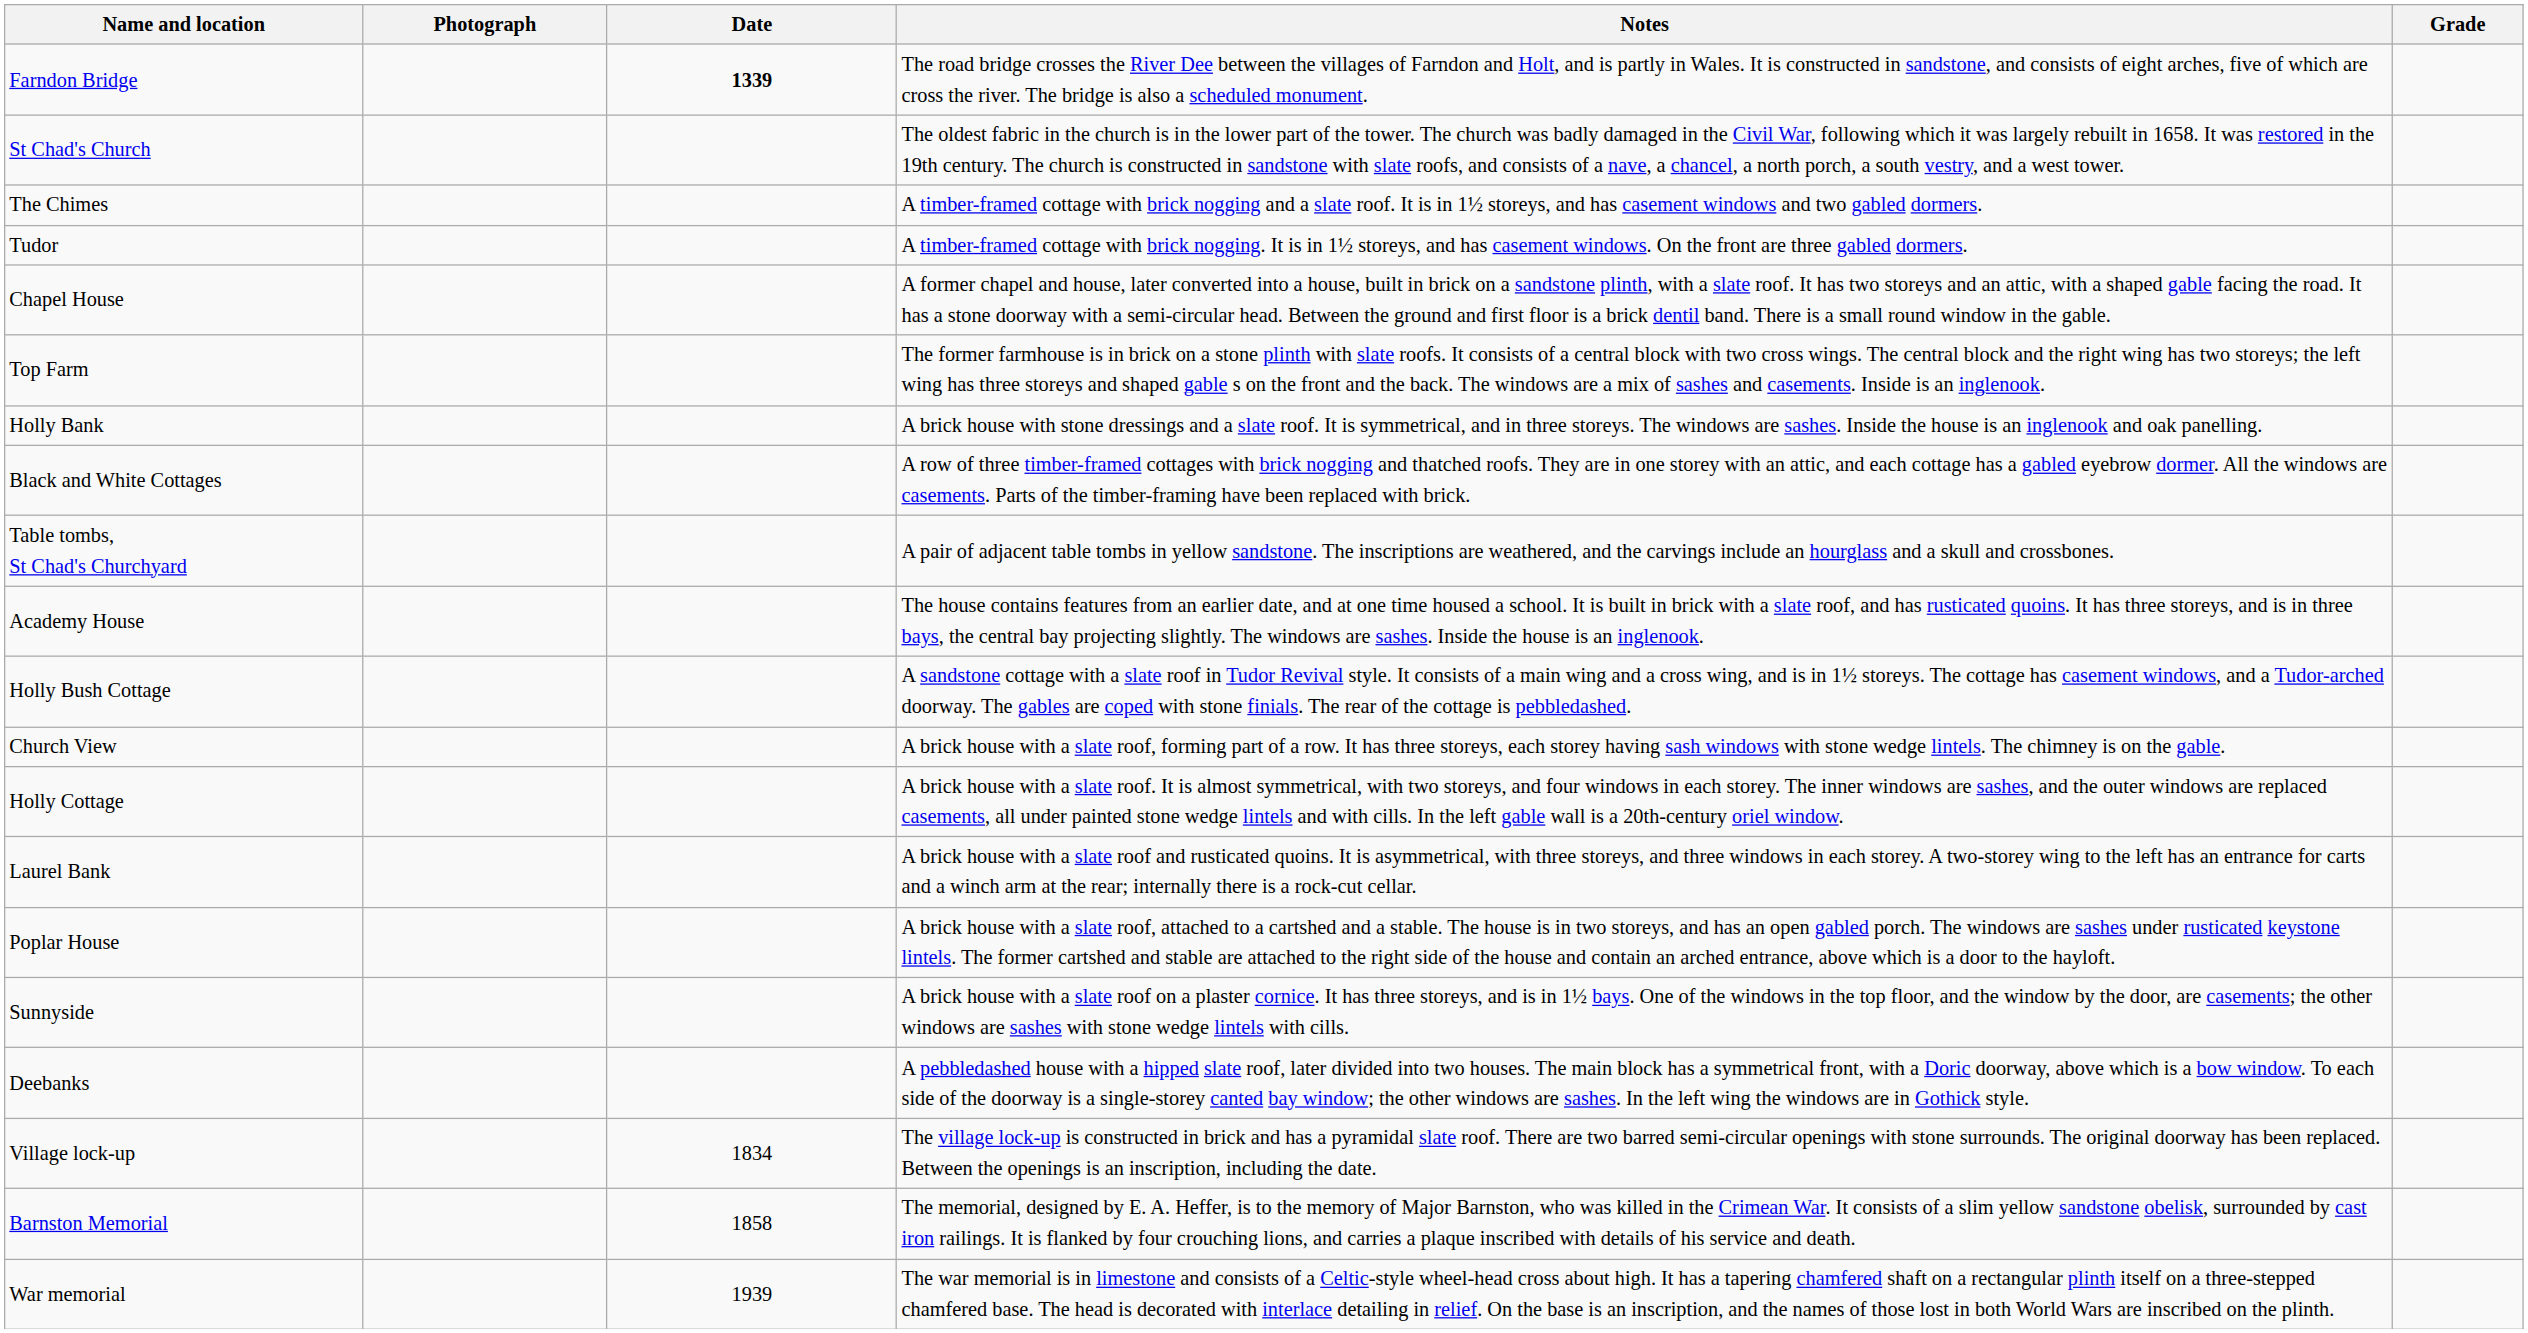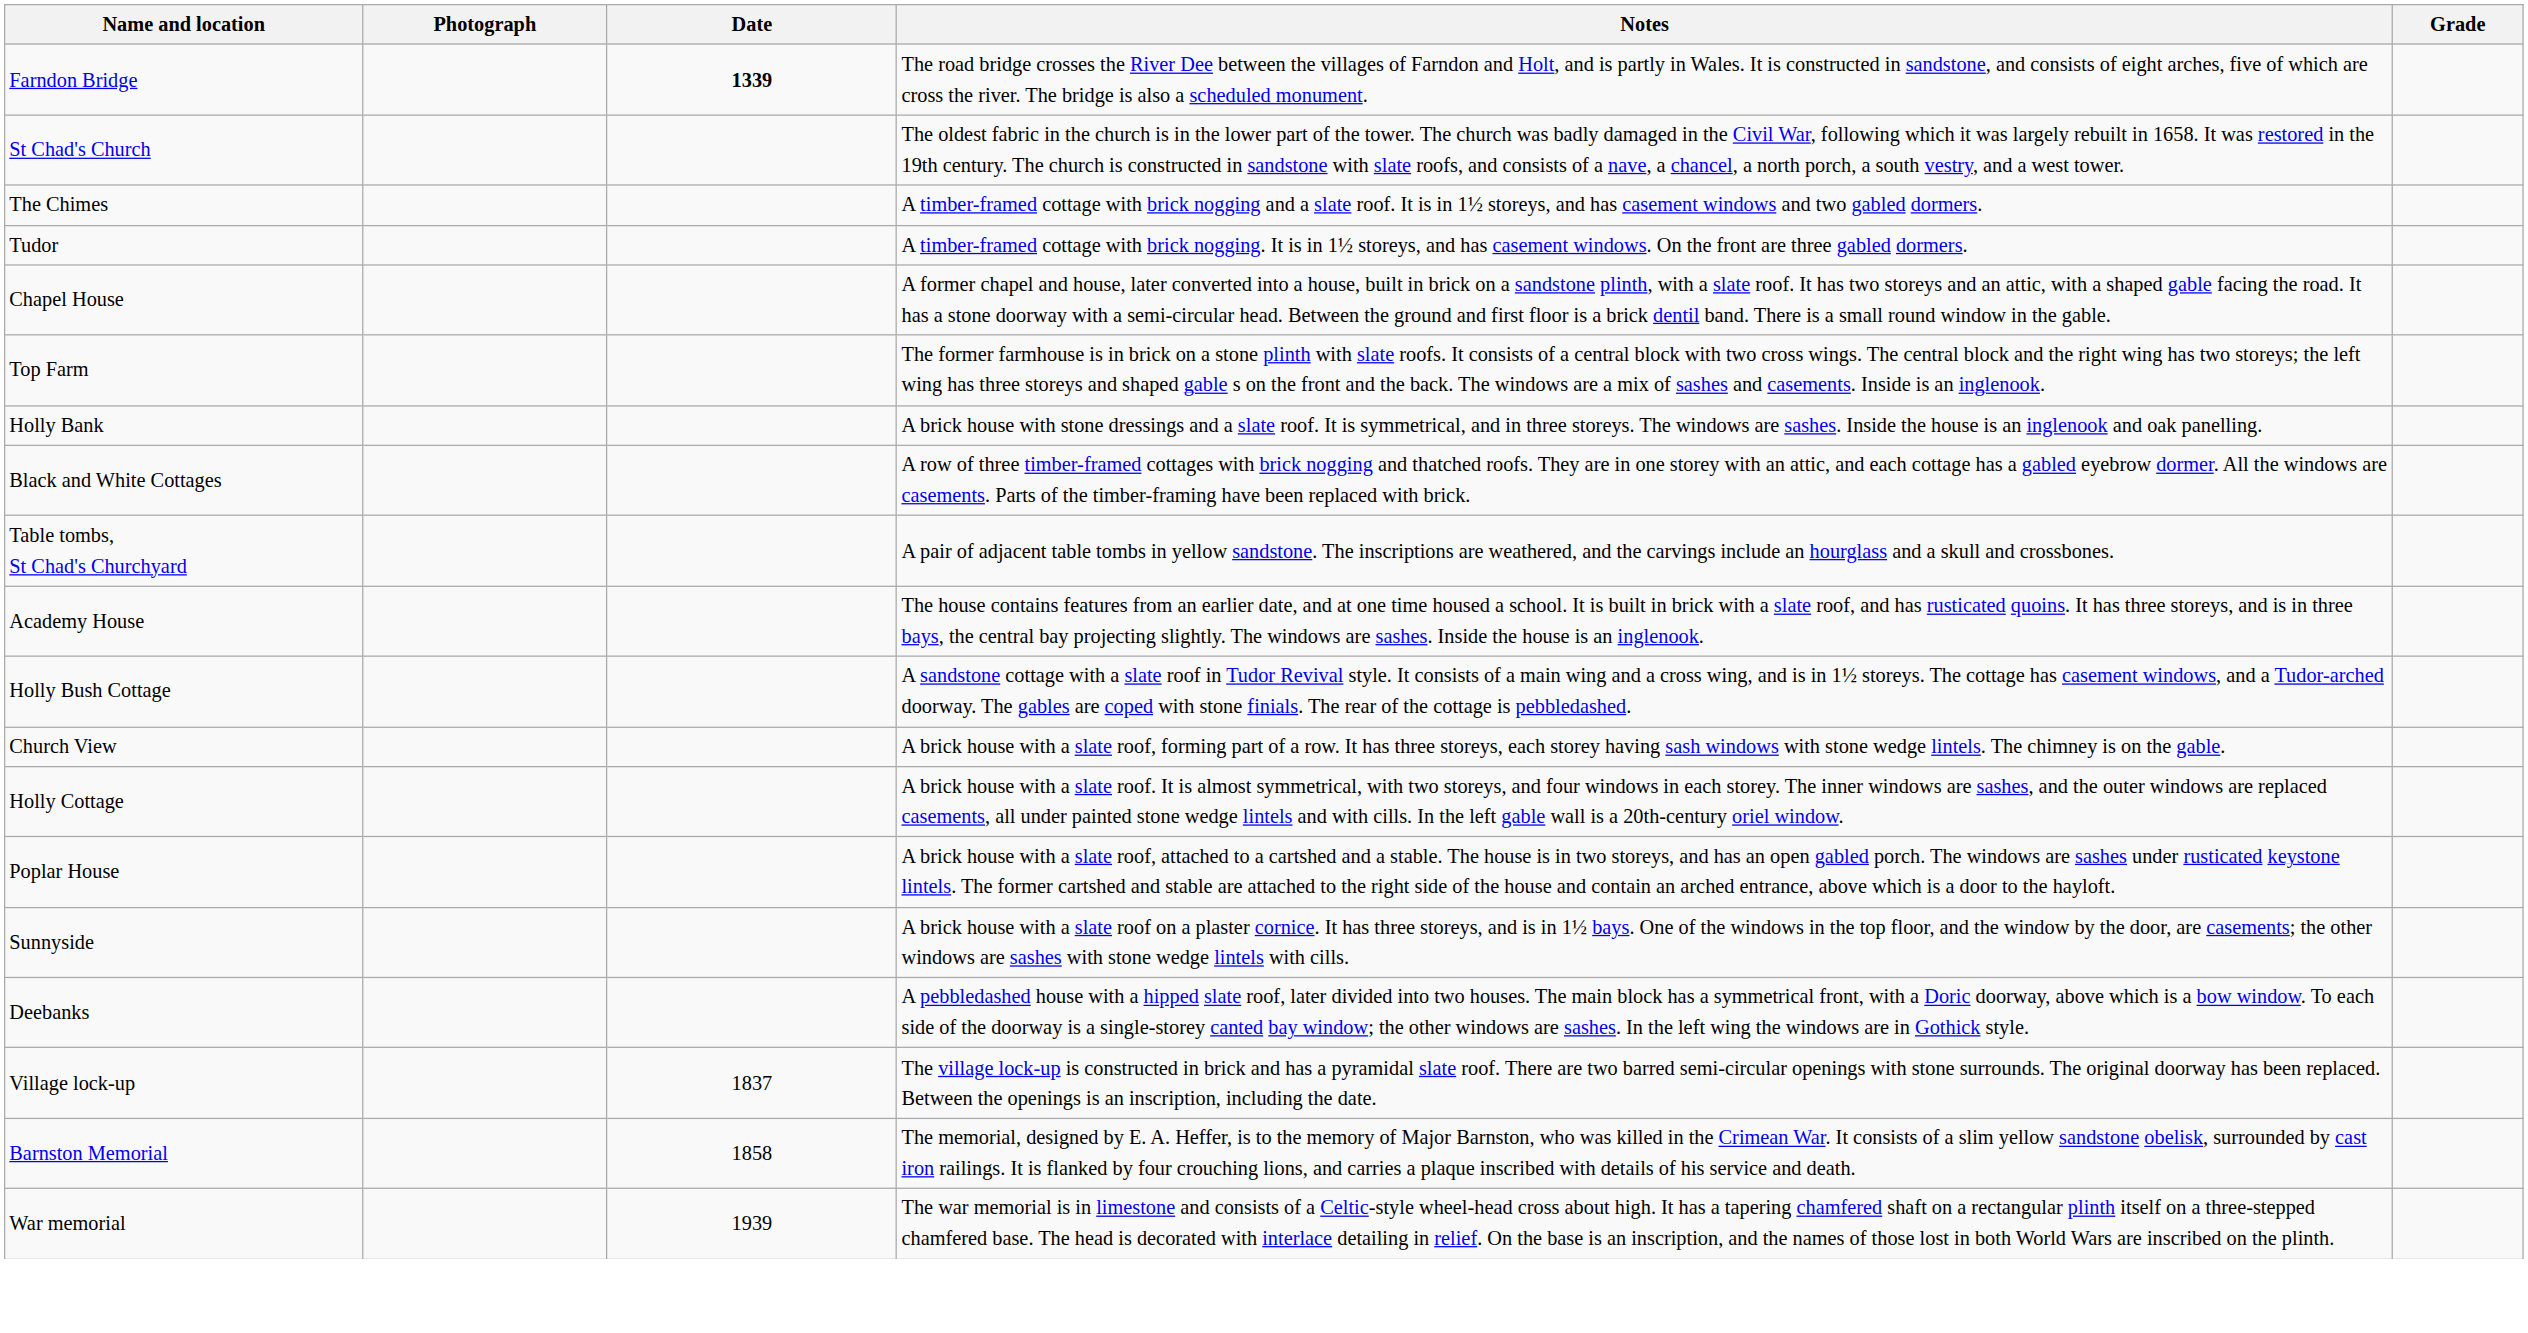- row: (60, 871)
(752, 1153) 1834 -> (752, 1082) 1837
